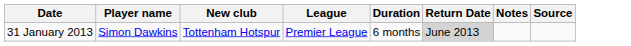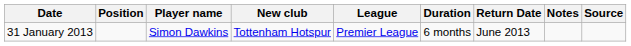+ column: (121, 13)
(452, 31) lightgrey background -> (503, 31) no background
